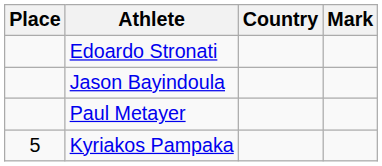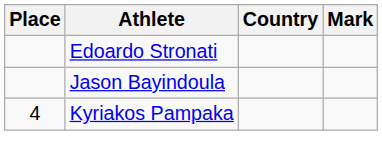- row: (128, 113)
(35, 144) 5 -> (35, 113) 4
